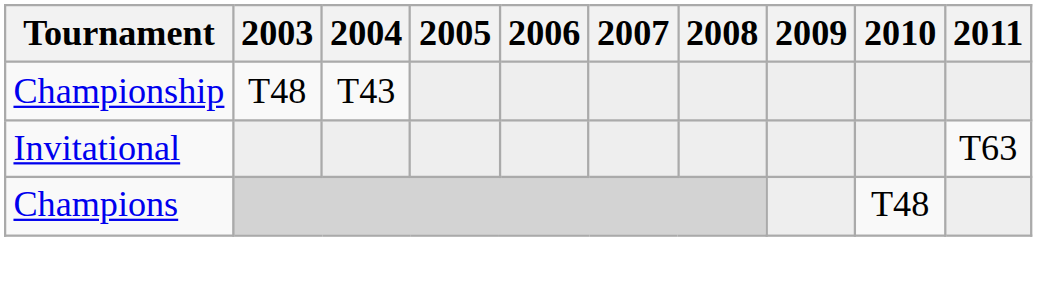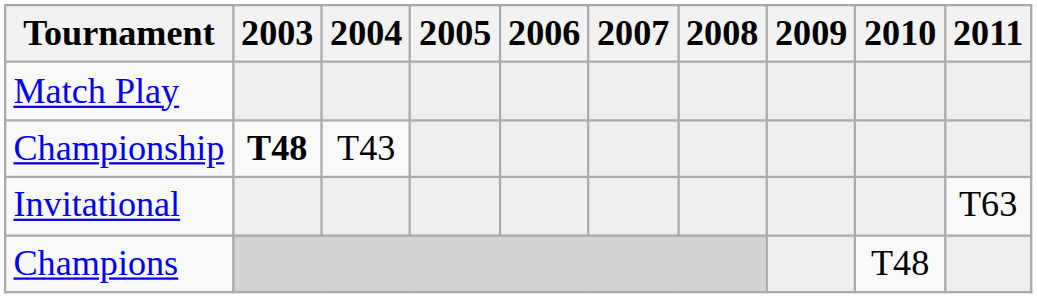+ row: (96, 90)
(277, 90) normal -> (277, 147) bold
